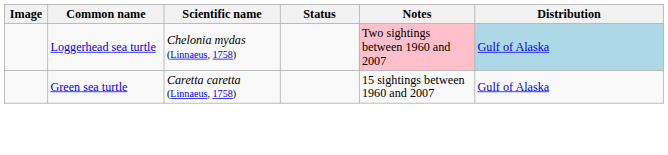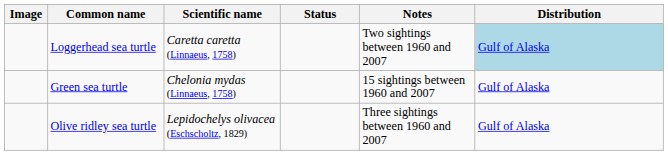(206, 47) Chelonia mydas (Linnaeus, 1758) -> (204, 47) Caretta caretta (Linnaeus, 1758)
(406, 47) pink background -> (407, 47) no background
(204, 86) Caretta caretta (Linnaeus, 1758) -> (206, 86) Chelonia mydas (Linnaeus, 1758)
+ row: (103, 126)
